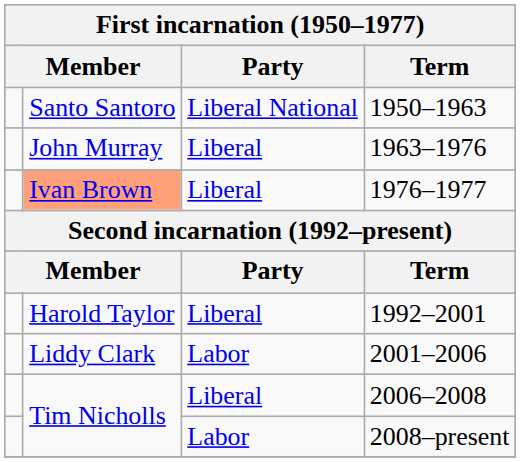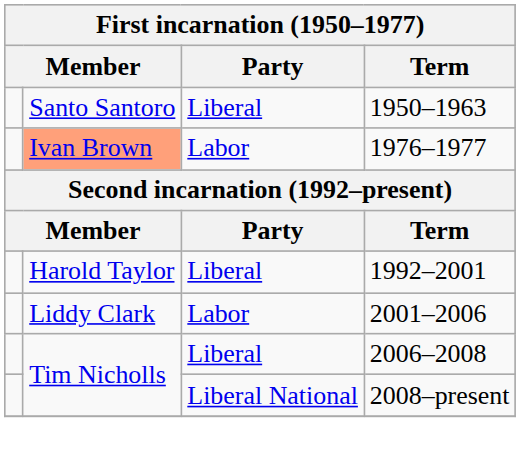(273, 107) Liberal National -> (225, 107) Liberal
- row: (428, 148)
(225, 189) Liberal -> (218, 148) Labor
(218, 436) Labor -> (273, 395) Liberal National
